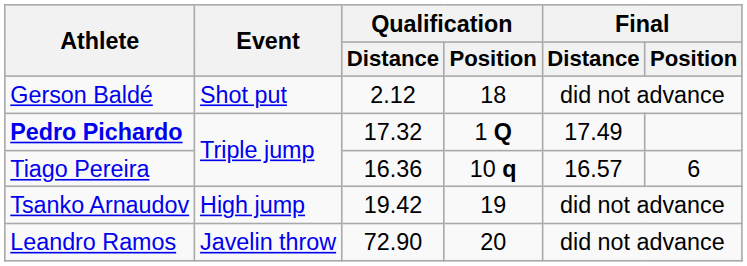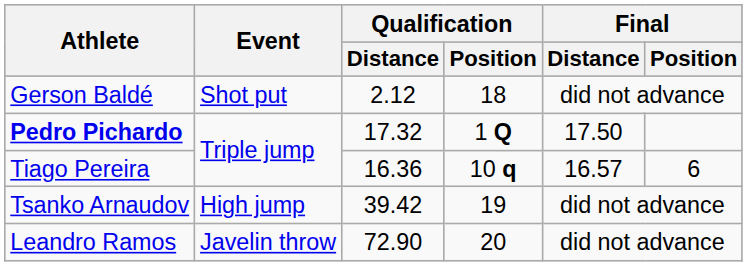(593, 132) 17.49 -> (593, 132) 17.50
(393, 206) 19.42 -> (393, 206) 39.42
